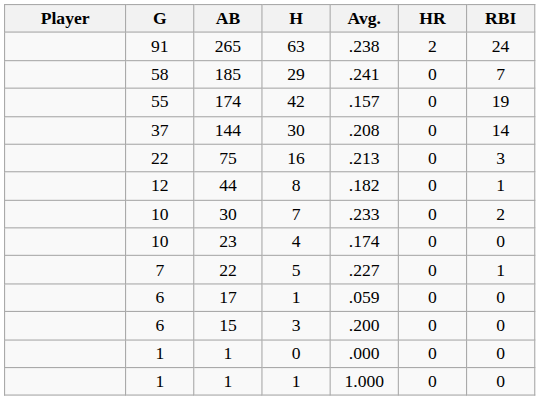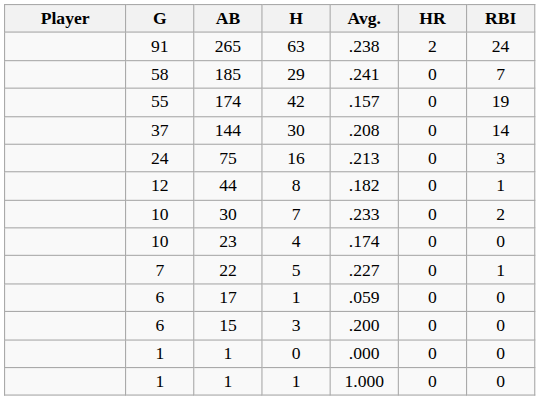(160, 158) 22 -> (160, 158) 24
